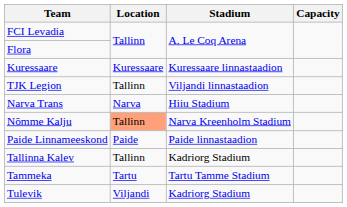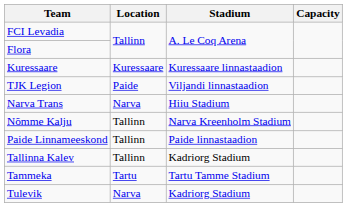(129, 85) Tallinn -> (125, 85) Paide
(129, 121) lightsalmon background -> (129, 121) no background
(125, 139) Paide -> (129, 139) Tallinn
(131, 193) Viljandi -> (127, 193) Narva
